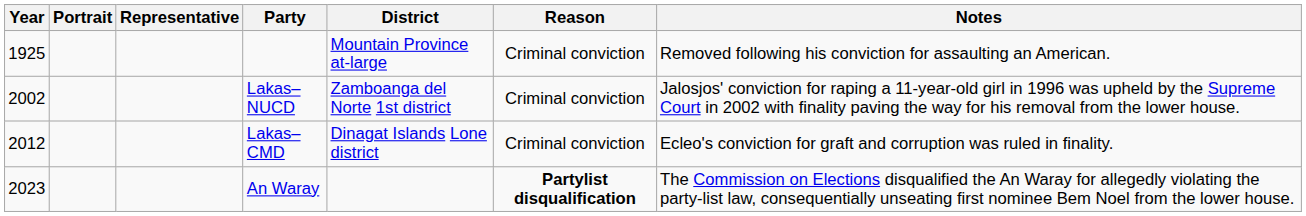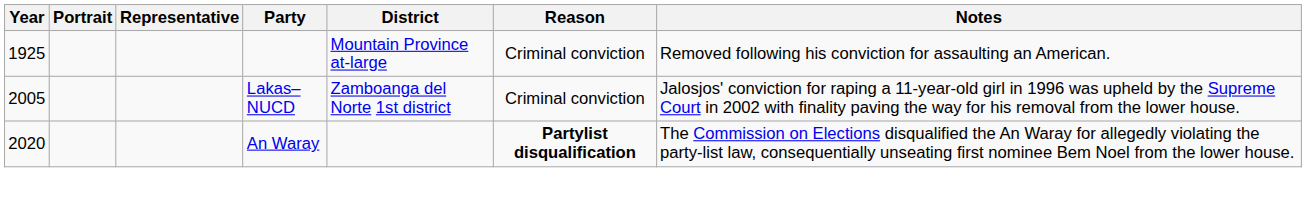(27, 98) 2002 -> (27, 98) 2005
- row: (274, 143)
(27, 188) 2023 -> (27, 143) 2020
